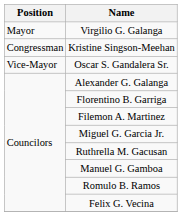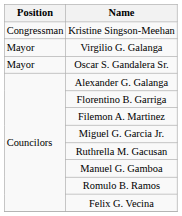rows swapped: (121, 47) <-> (121, 30)
(32, 65) Vice-Mayor -> (21, 65) Mayor
